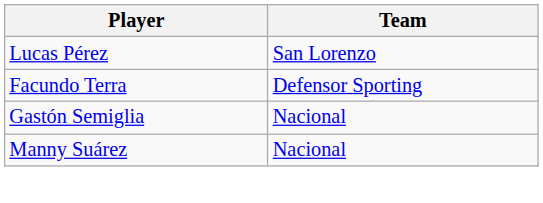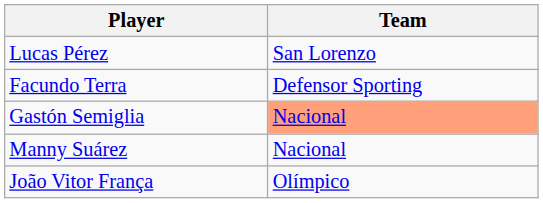(309, 117) no background -> (309, 117) lightsalmon background
+ row: (81, 181)
